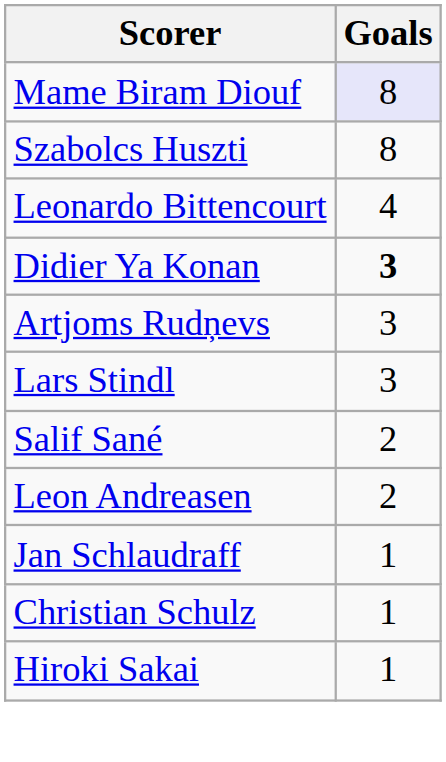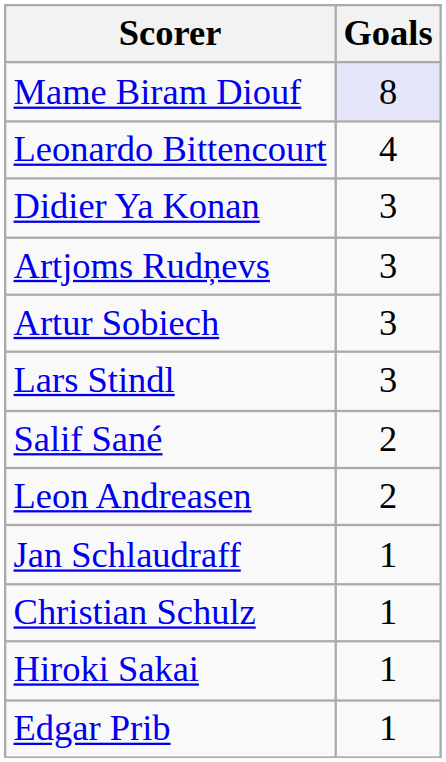- row: (131, 149)
(388, 264) bold -> (388, 206) normal
+ row: (116, 322)
+ row: (92, 727)
